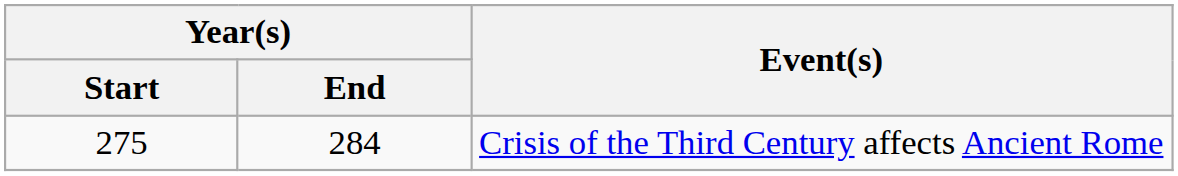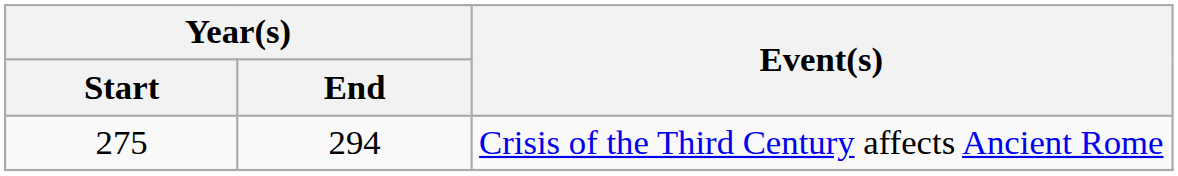(355, 142) 284 -> (355, 142) 294
